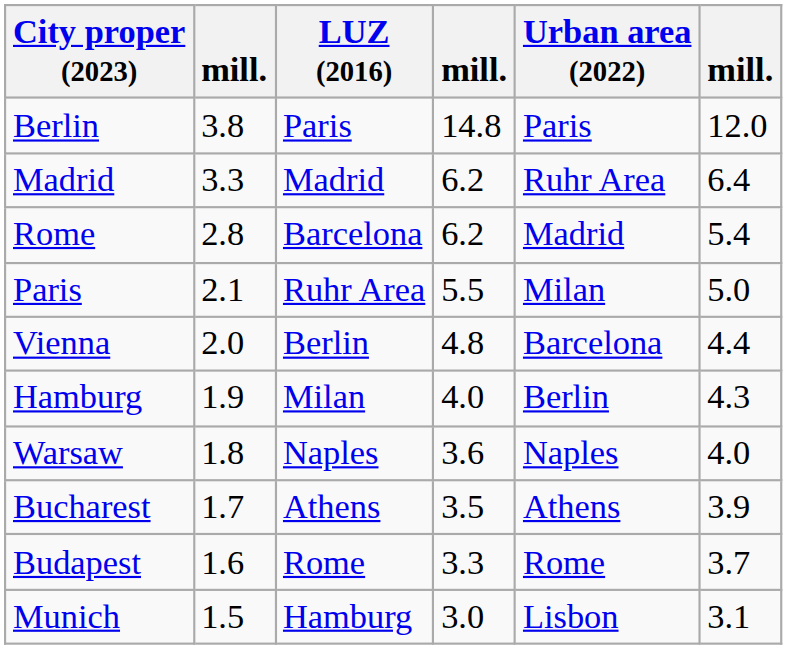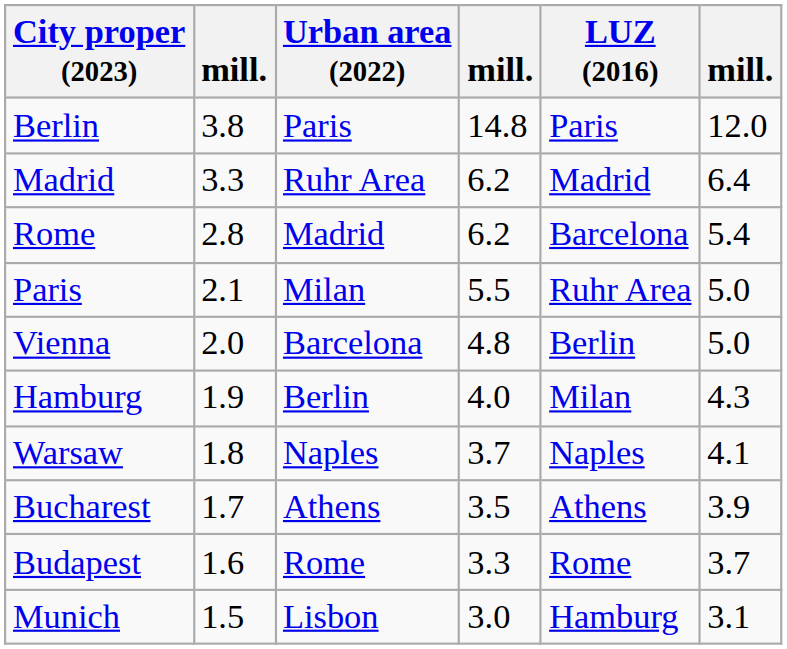columns swapped: (607, 51) <-> (354, 51)
(729, 343) 4.4 -> (729, 343) 5.0
(463, 452) 3.6 -> (489, 452) 3.7
(729, 452) 4.0 -> (729, 452) 4.1
